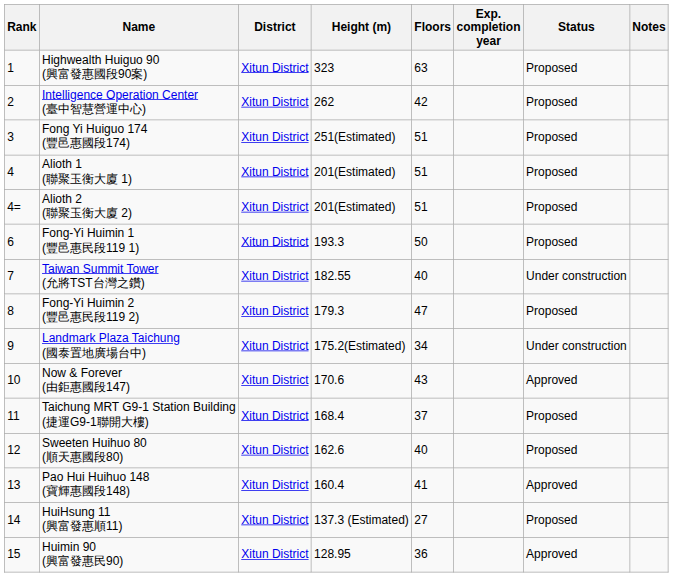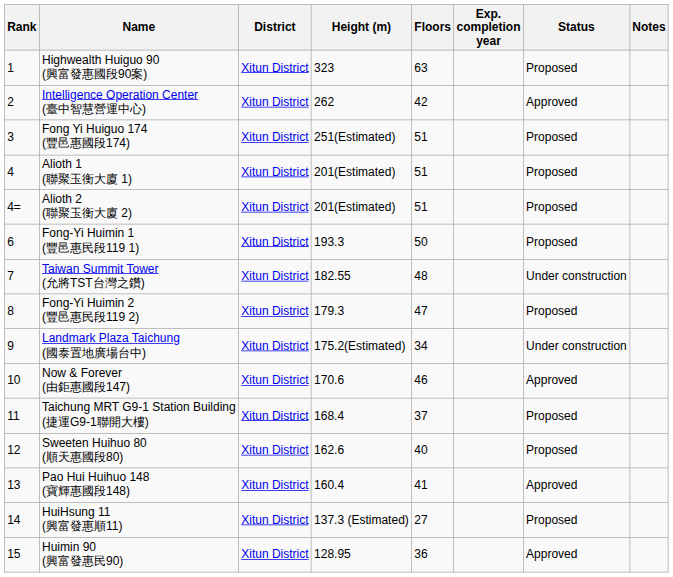(552, 102) Proposed -> (552, 102) Approved
(421, 276) 40 -> (421, 276) 48
(421, 380) 43 -> (421, 380) 46
